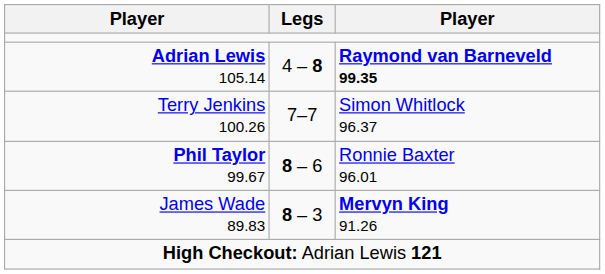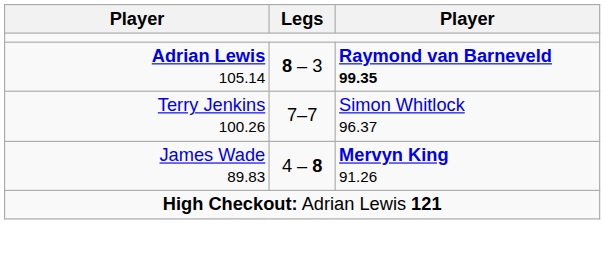(302, 66) 4 – 8 -> (302, 66) 8 – 3
- row: (219, 165)
(302, 214) 8 – 3 -> (302, 165) 4 – 8
